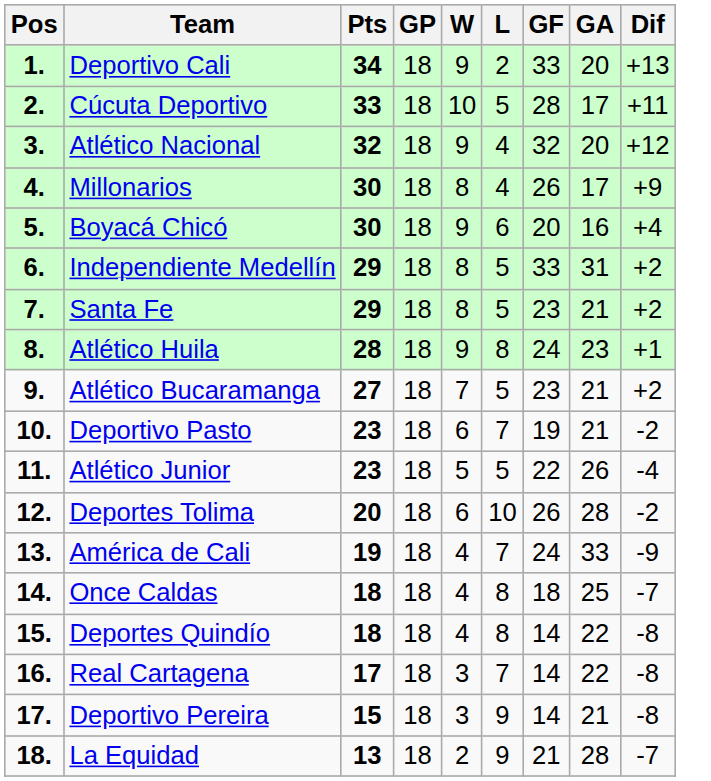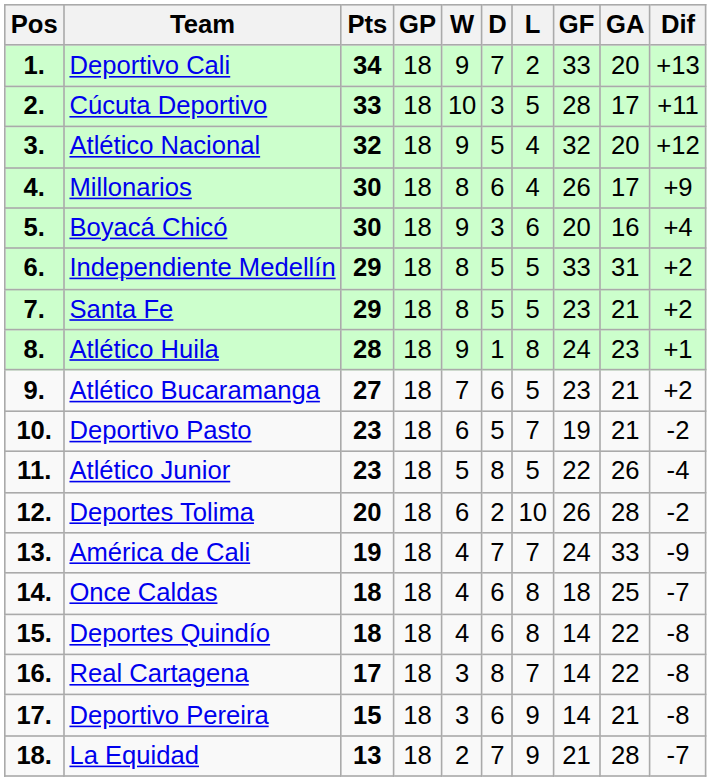+ column: (497, 24)
